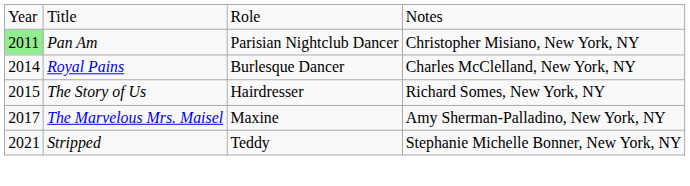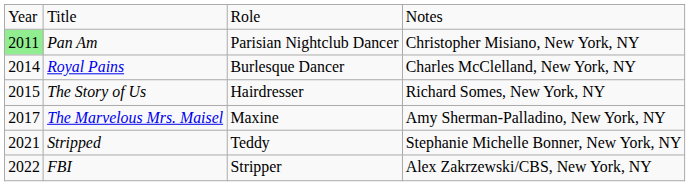+ row: (59, 167)
